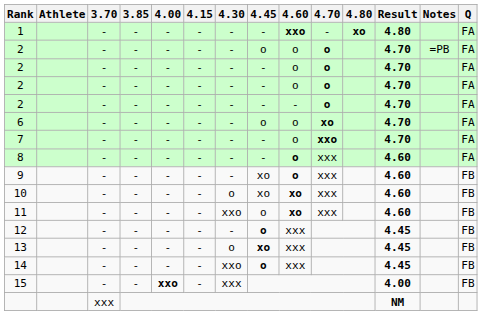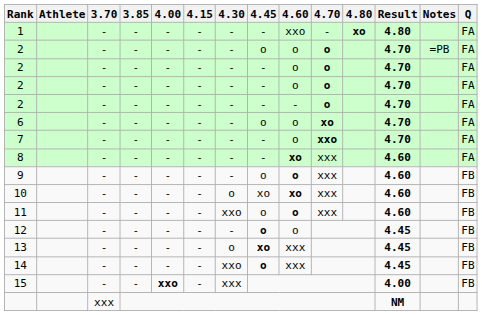(295, 31) bold -> (295, 31) normal
(295, 158) o -> (295, 158) xo
(263, 176) xo -> (263, 176) o
(295, 212) xo -> (295, 212) o
(295, 230) xxx -> (295, 230) o
